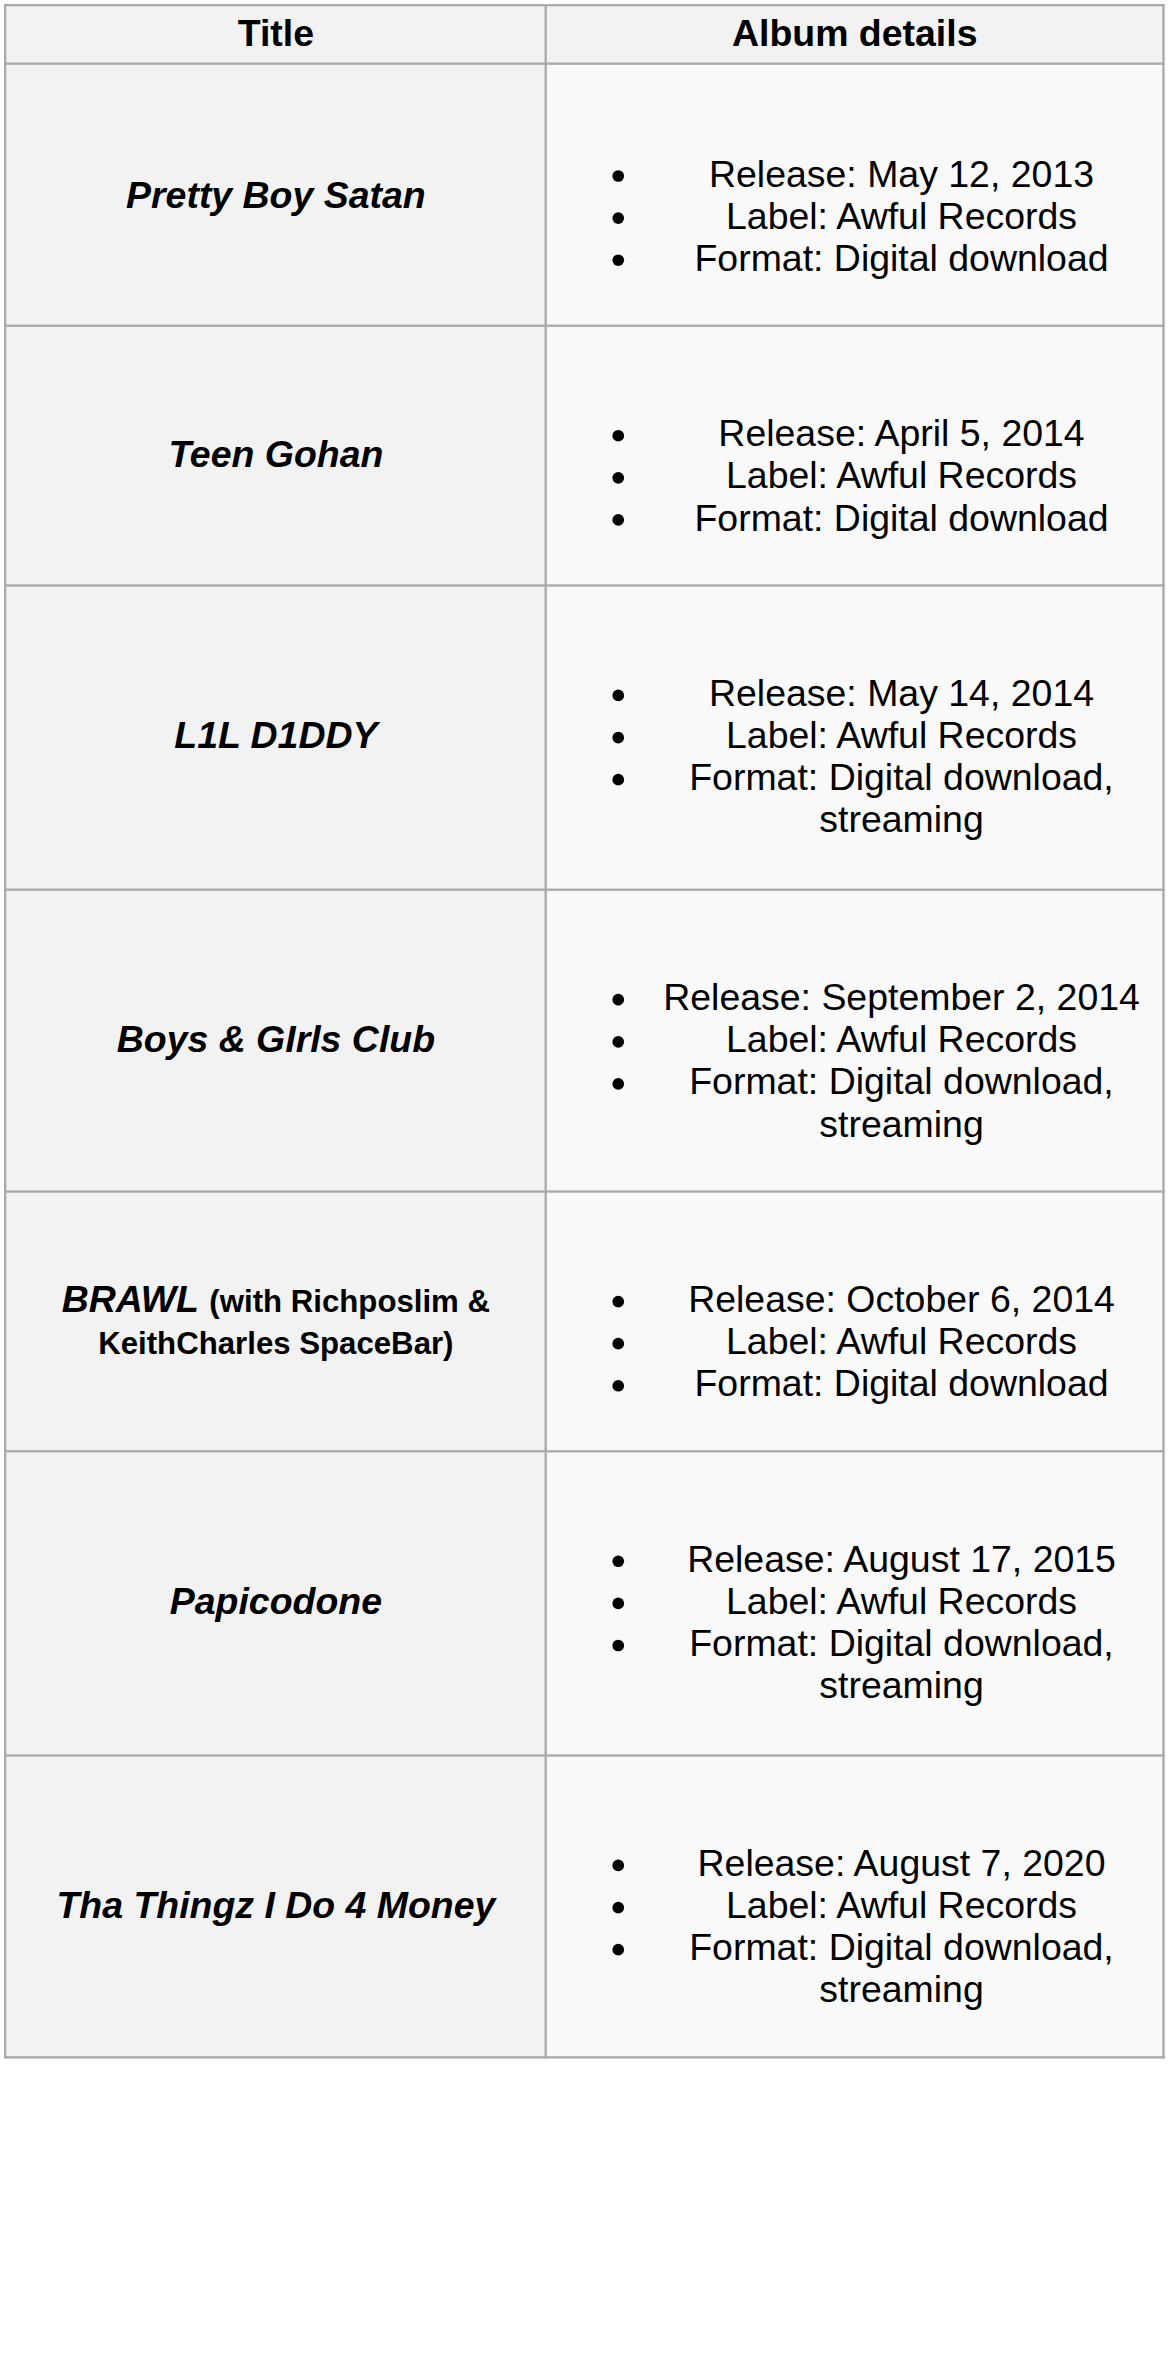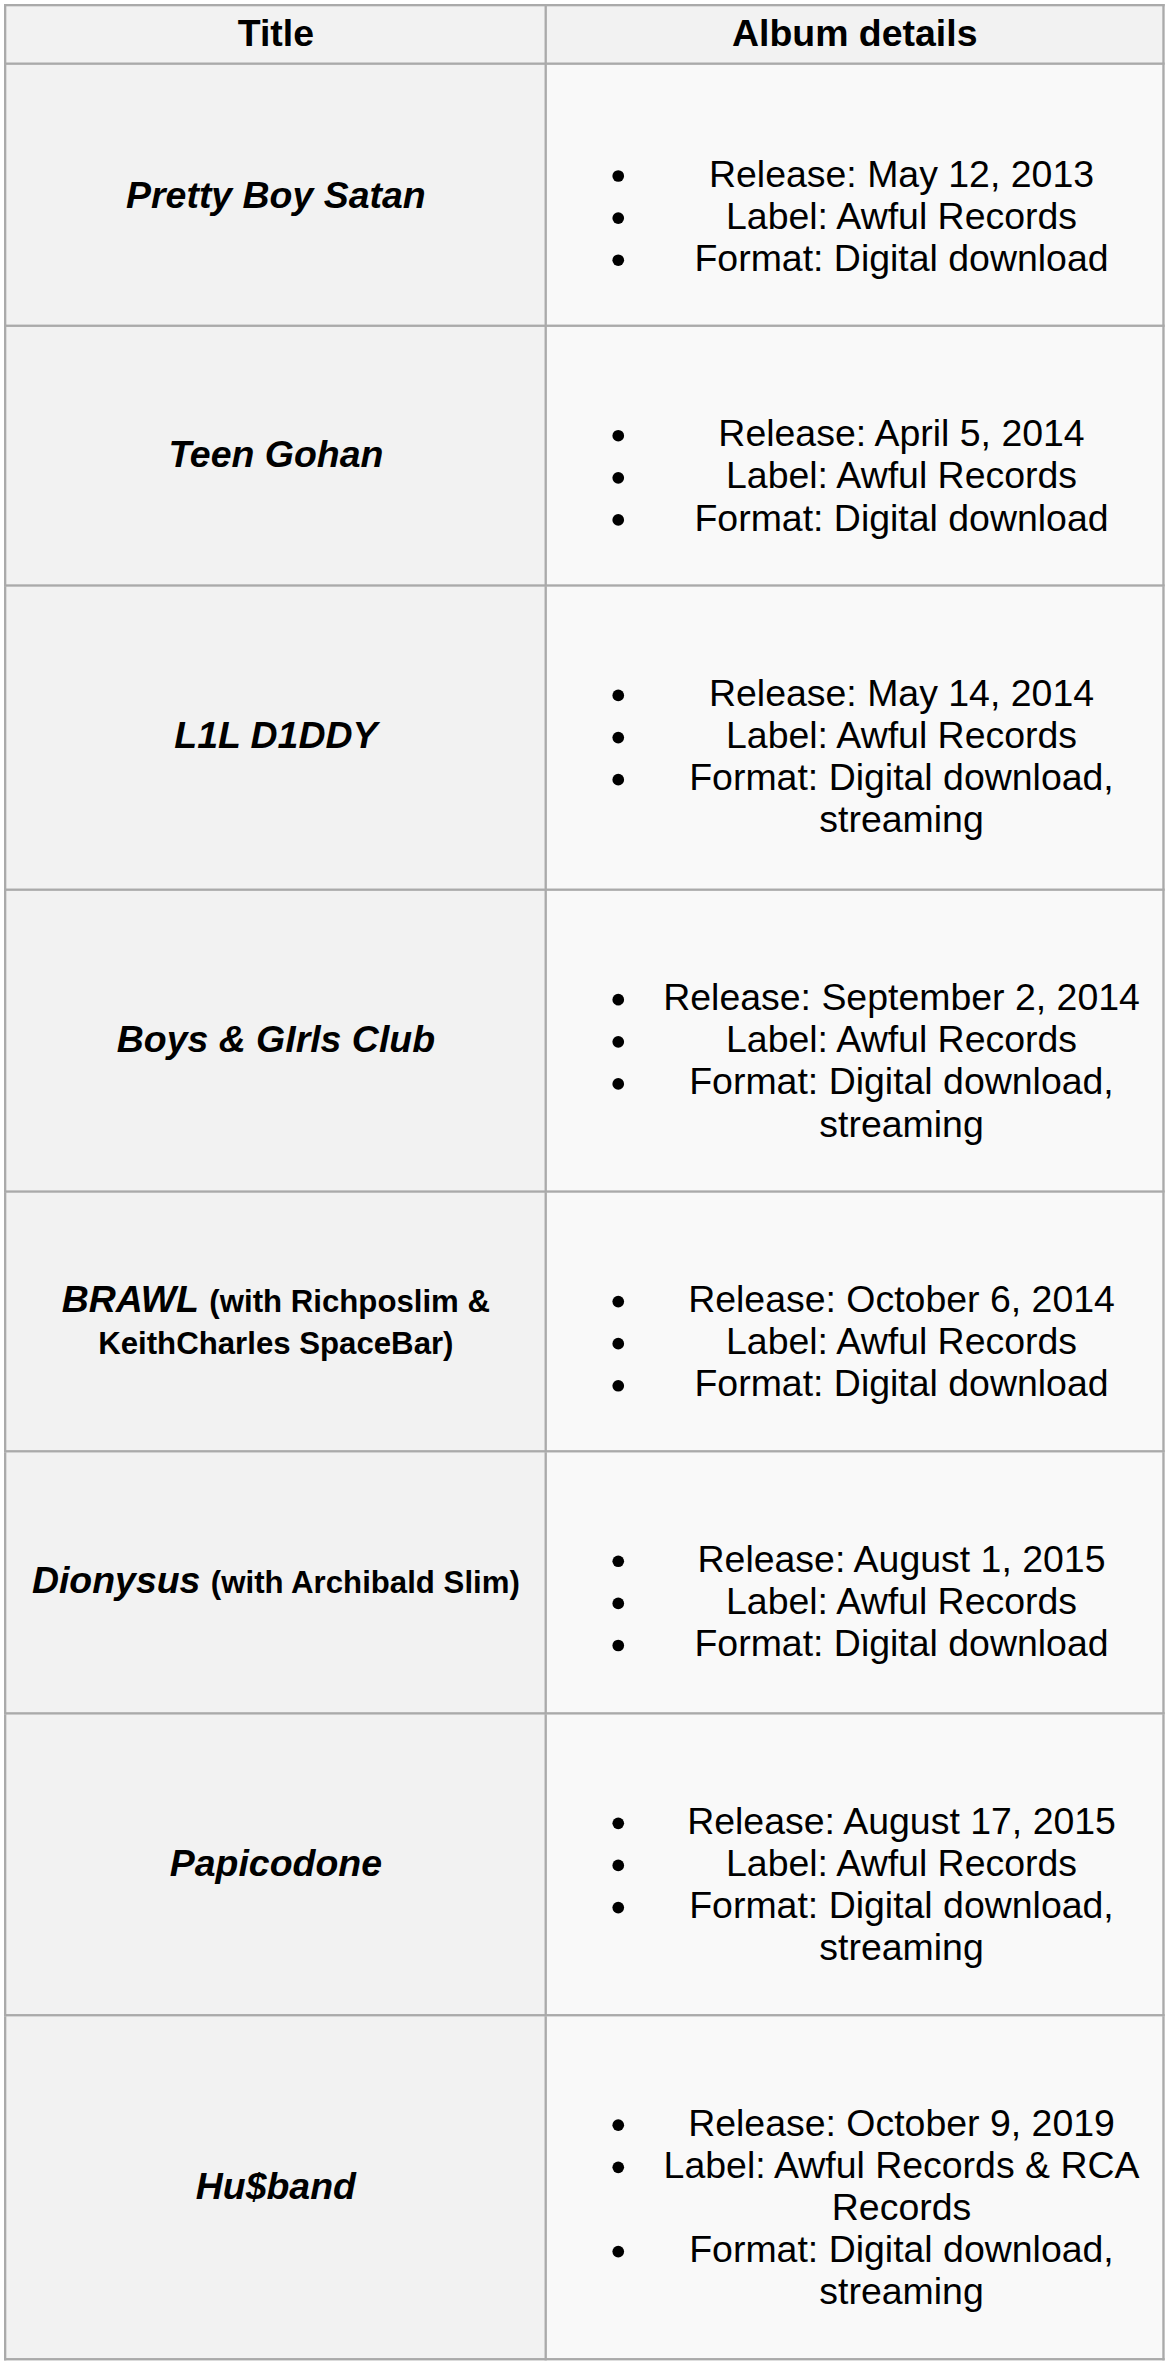+ row: (276, 1581)
+ row: (276, 2186)
- row: (276, 1905)
